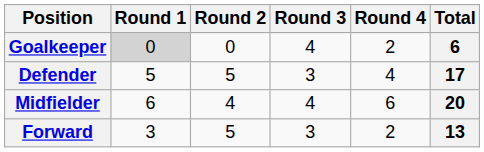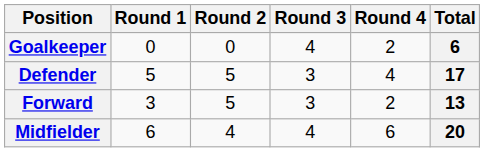(150, 47) lightgrey background -> (150, 47) no background
rows swapped: (57, 103) <-> (57, 132)
